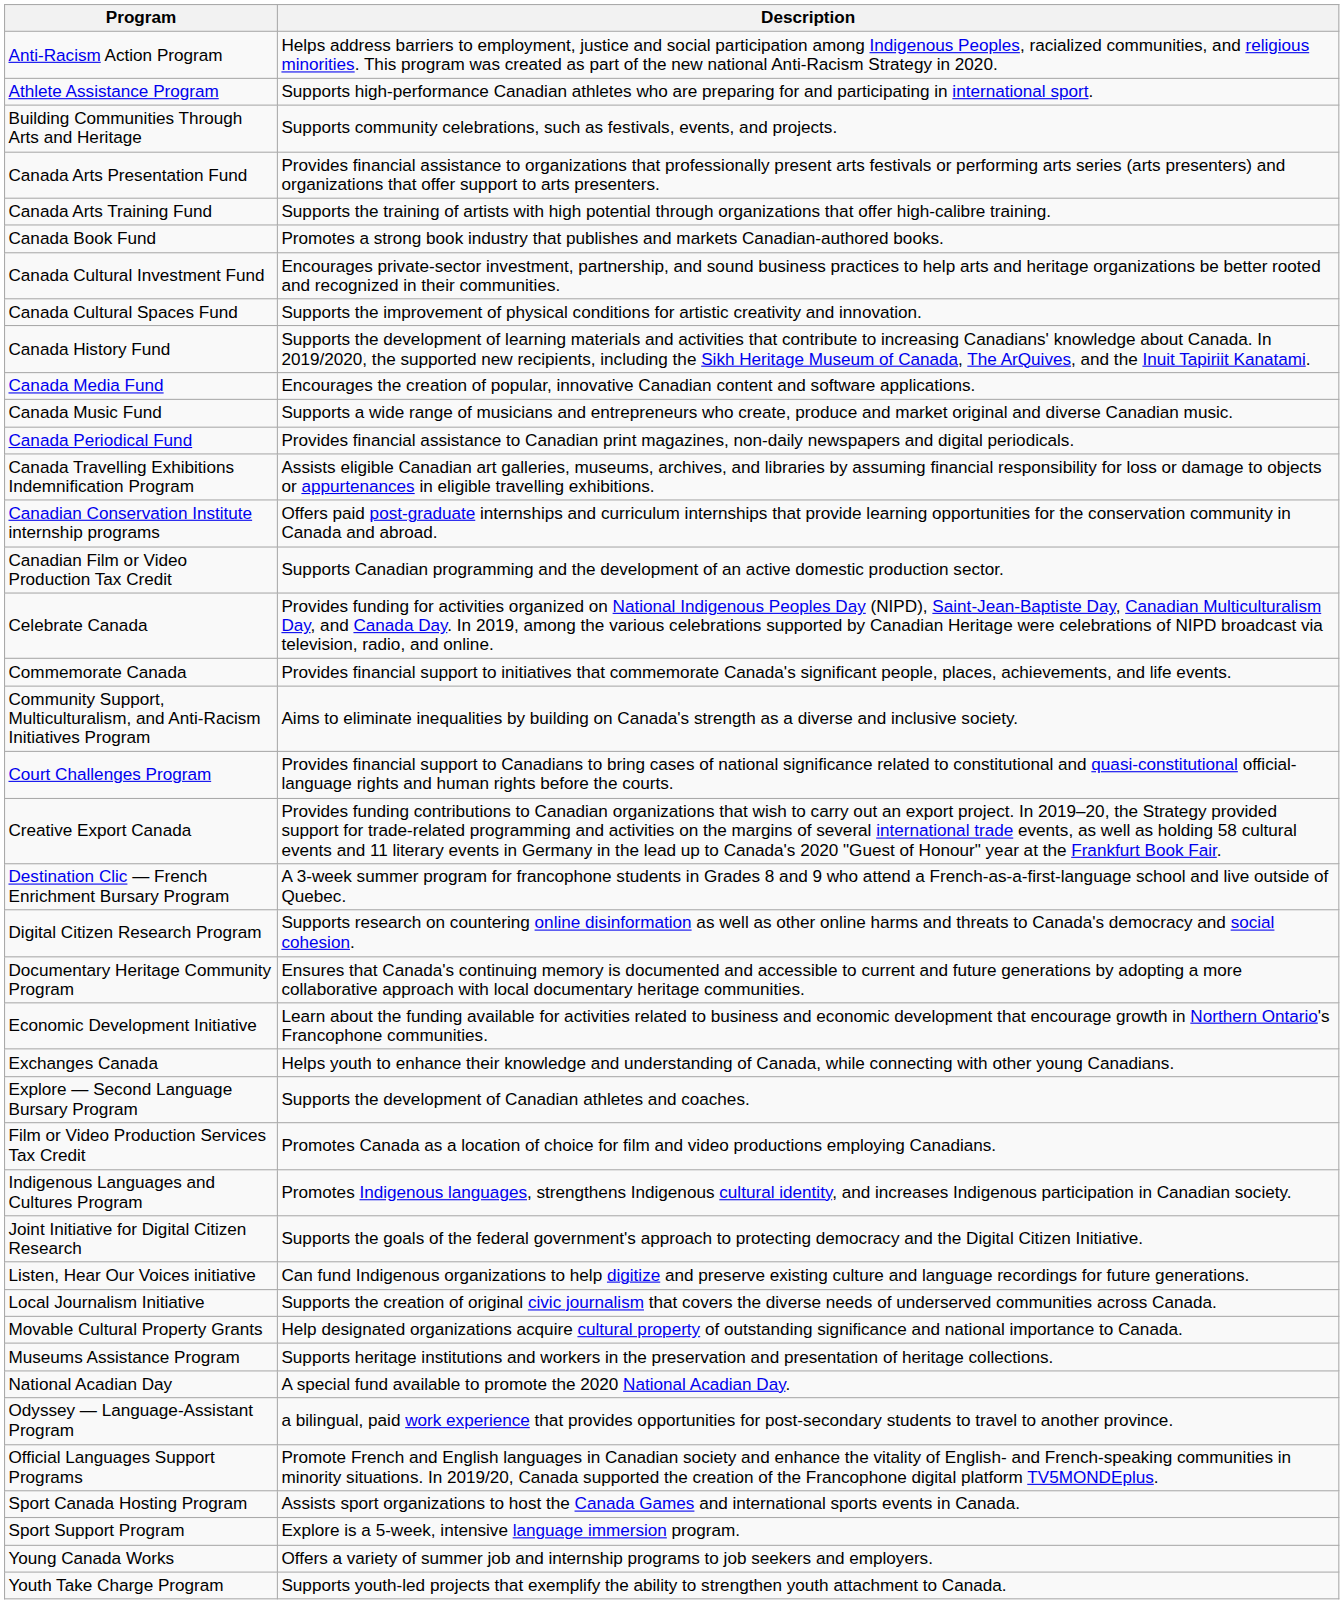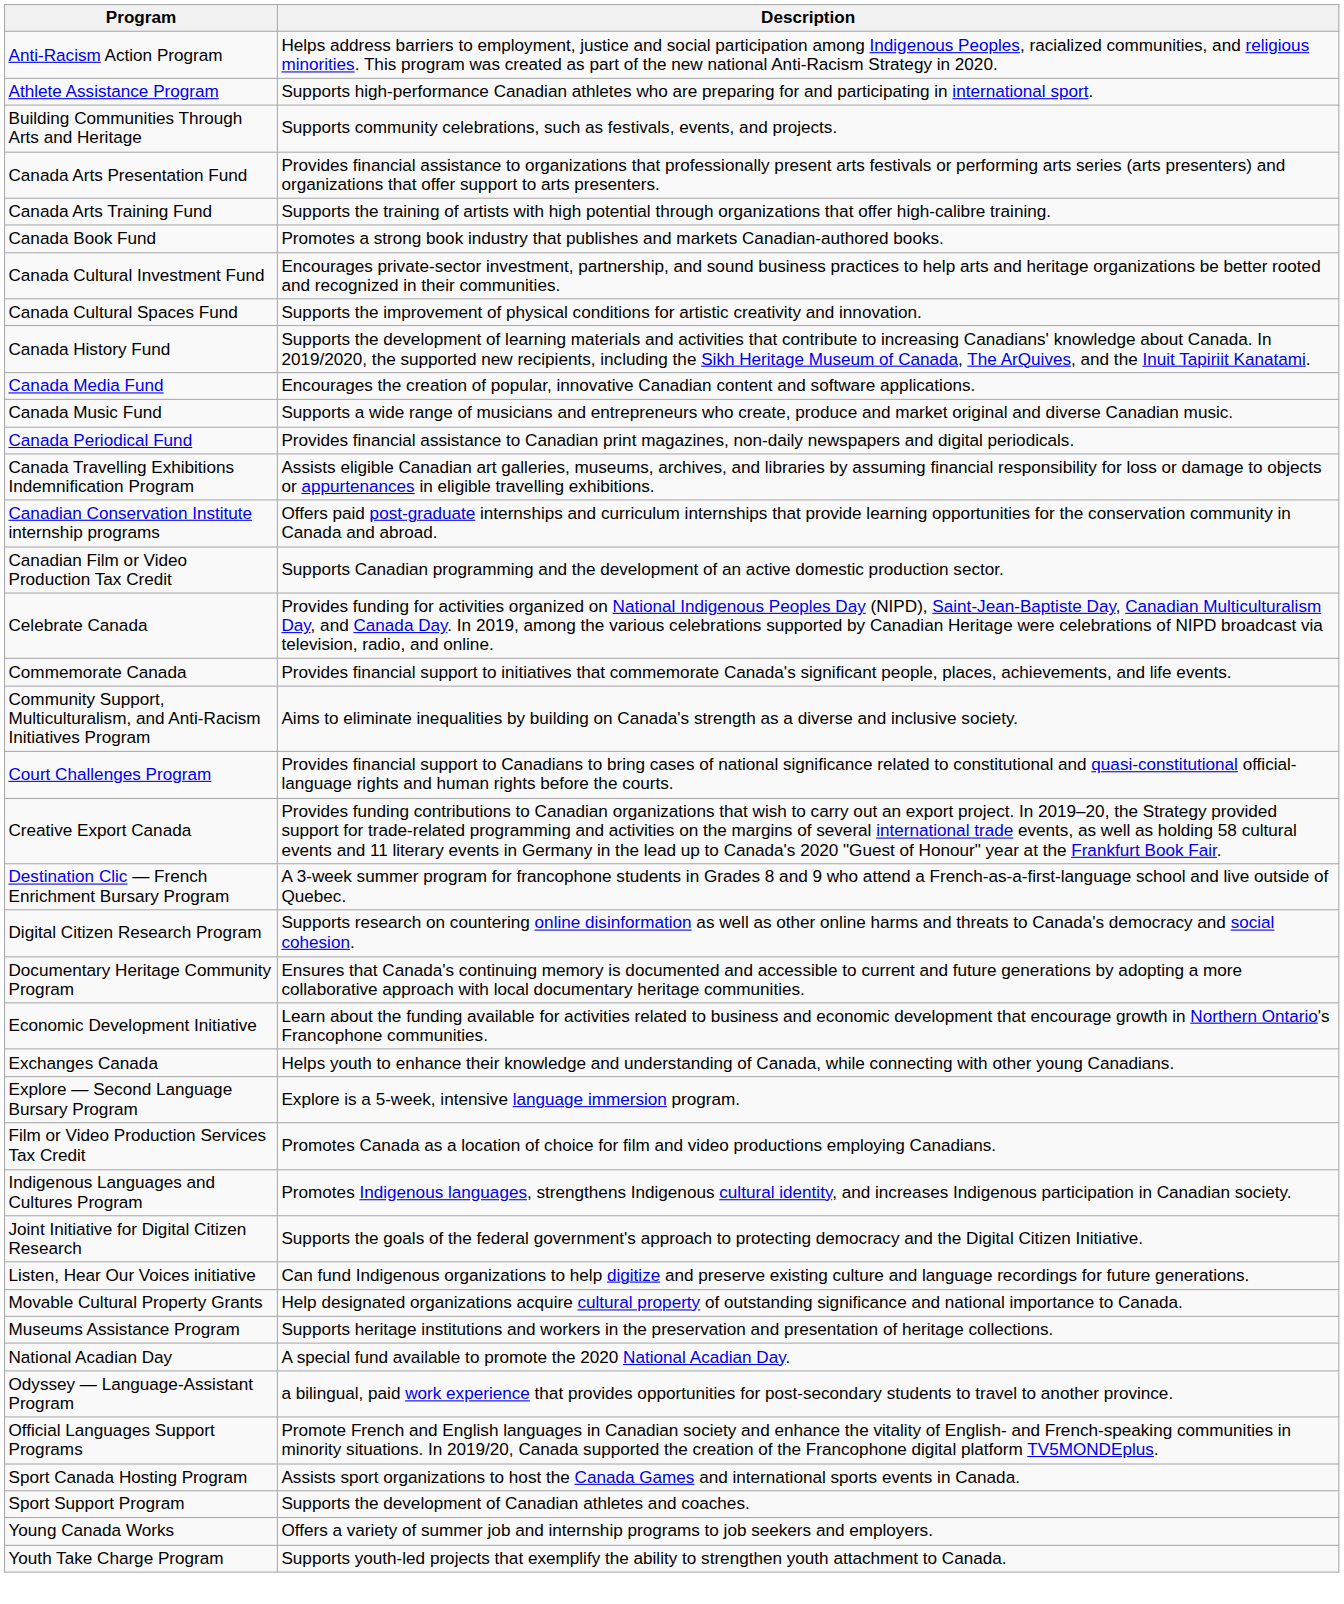(516, 1099) Supports the development of Canadian athletes and coaches. -> (511, 1099) Explore is a 5-week, intensive language immersion program.
- row: (106, 1302)
(511, 1531) Explore is a 5-week, intensive language immersion program. -> (516, 1504) Supports the development of Canadian athletes and coaches.
